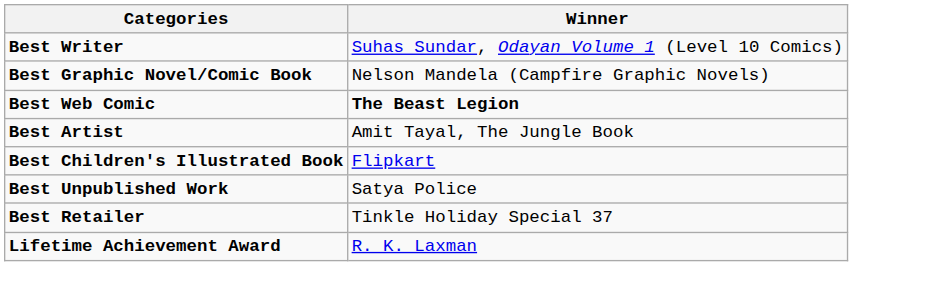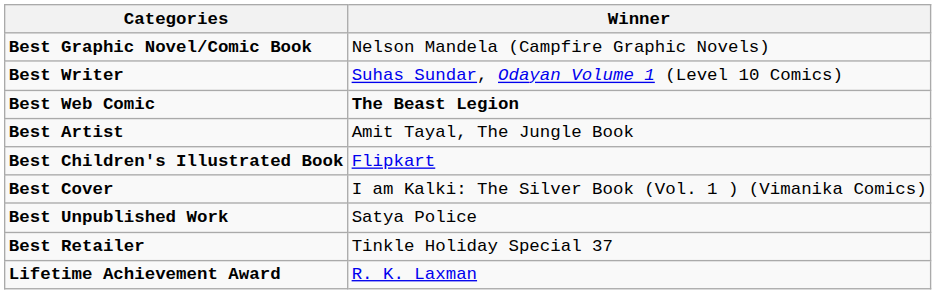rows swapped: (160, 76) <-> (66, 47)
+ row: (61, 189)
